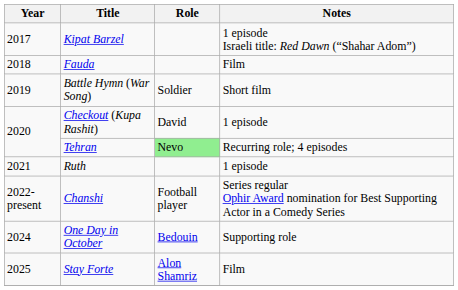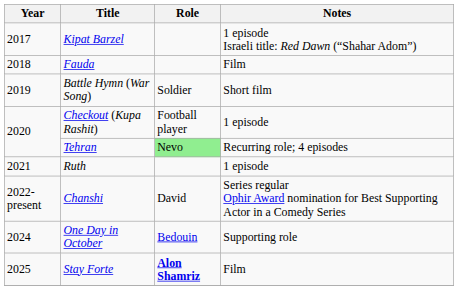(172, 122) David -> (177, 122) Football player
(177, 198) Football player -> (172, 198) David
(177, 269) normal -> (179, 269) bold
